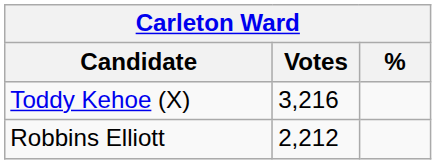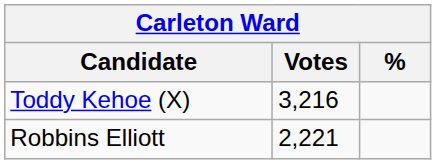(308, 138) 2,212 -> (308, 138) 2,221
